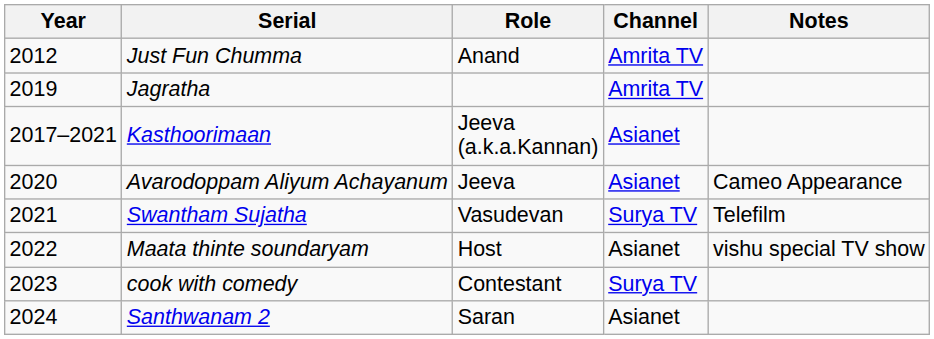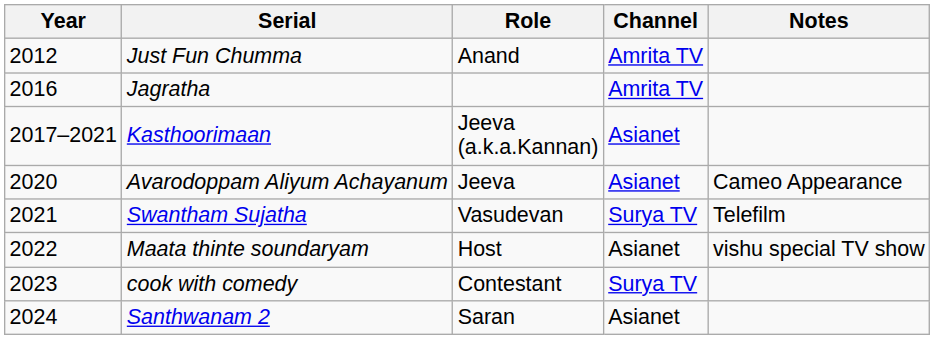(33, 89) 2019 -> (33, 89) 2016
